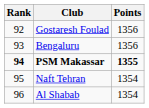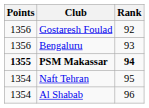columns swapped: (19, 12) <-> (128, 12)
